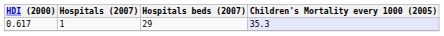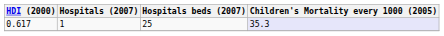(147, 24) 29 -> (147, 24) 25
